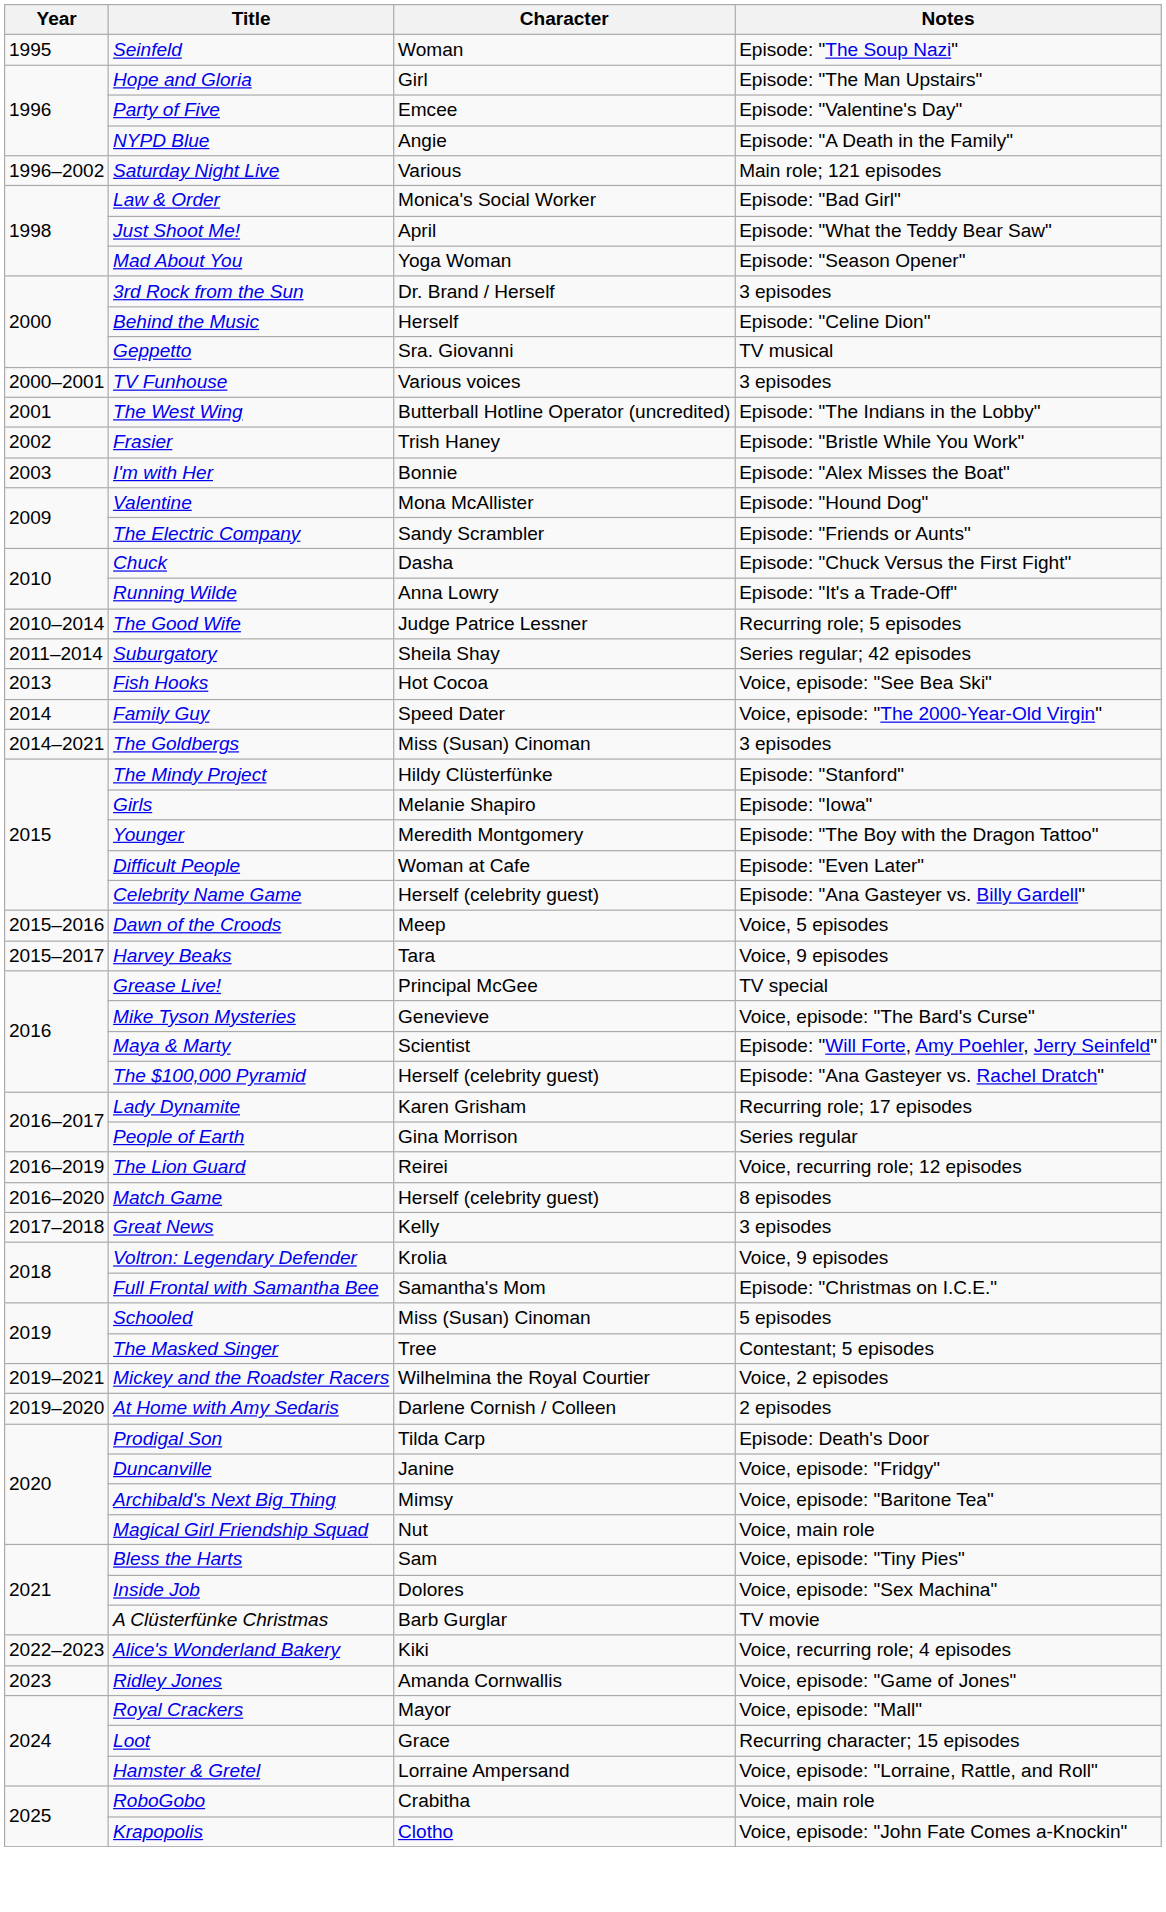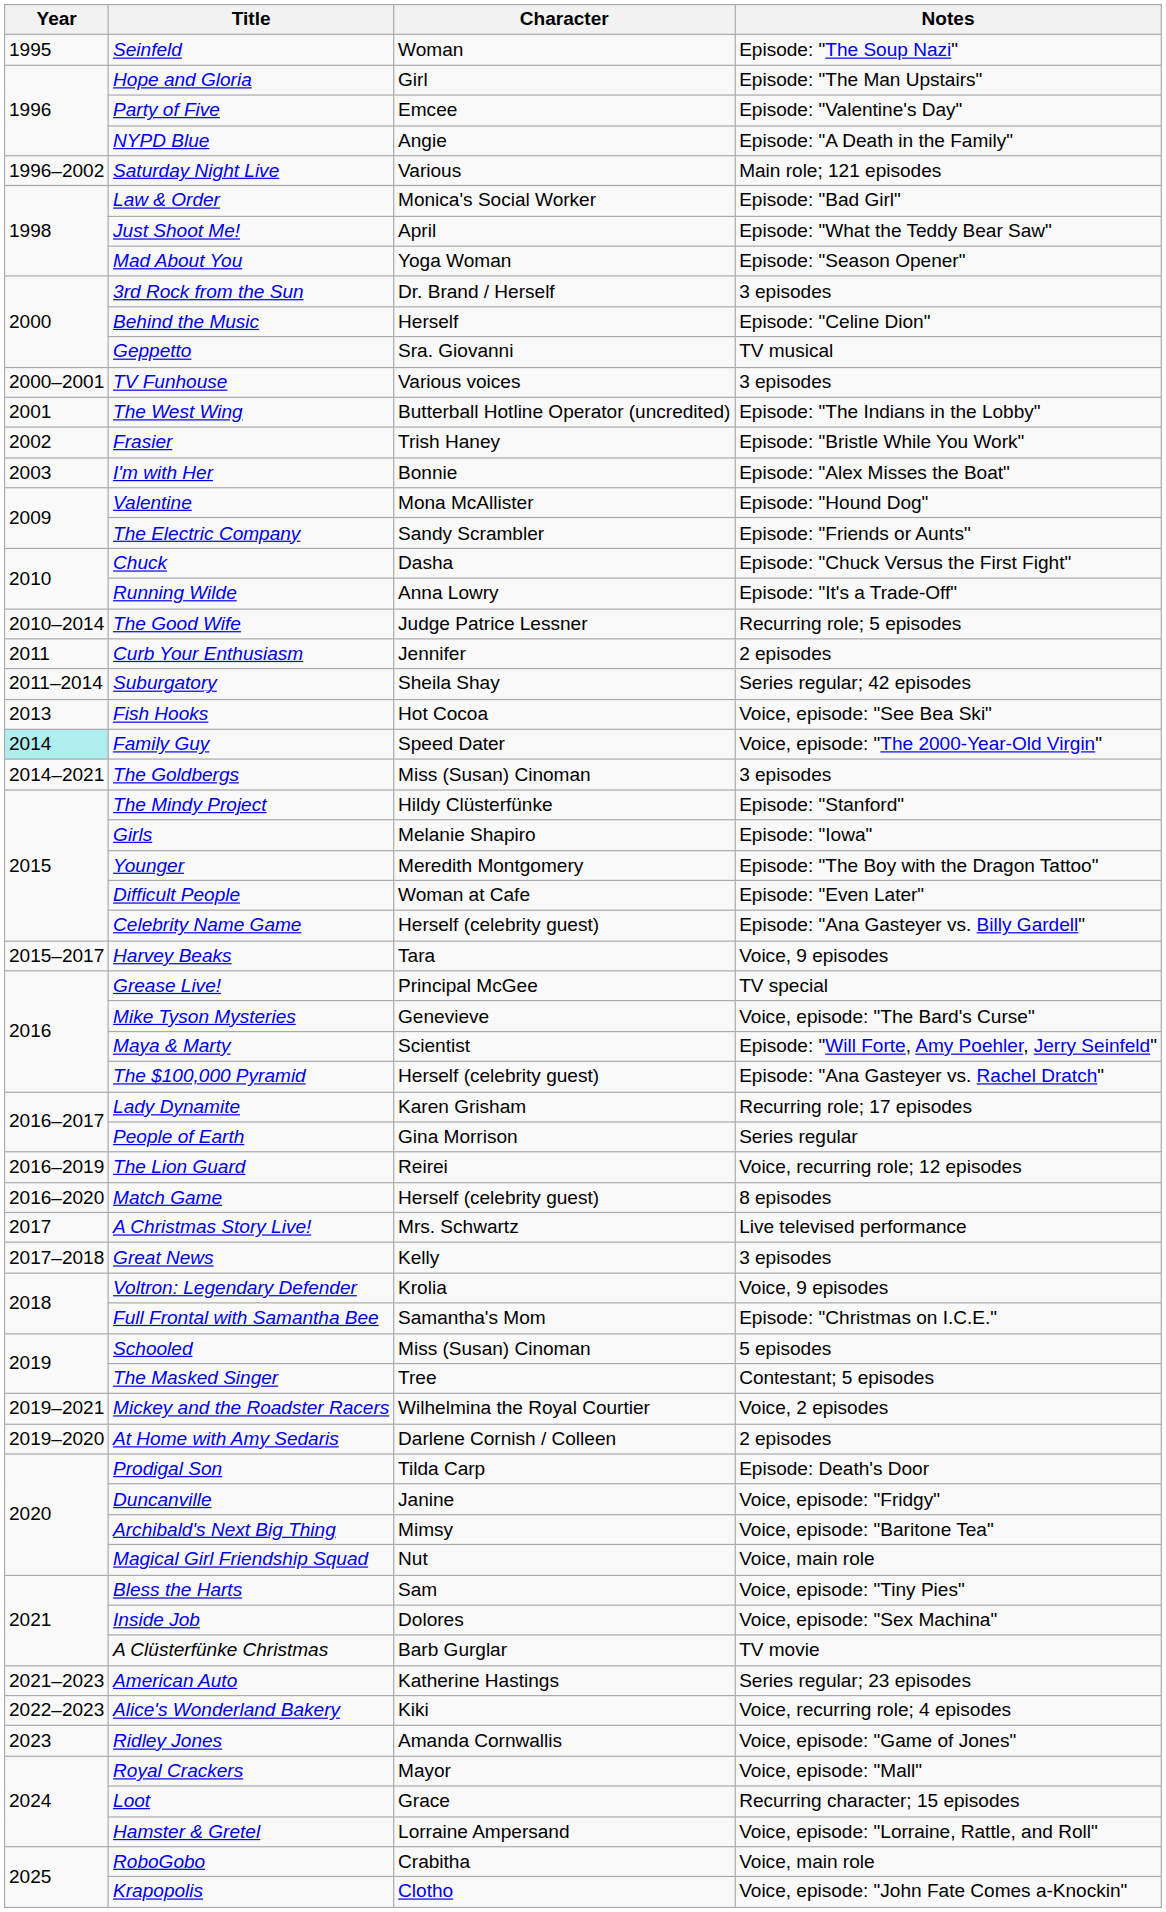+ row: (208, 653)
(30, 714) no background -> (30, 744) paleturquoise background
- row: (197, 925)
+ row: (212, 1227)
+ row: (175, 1680)
